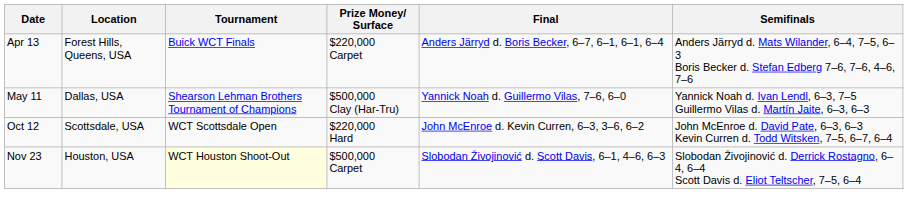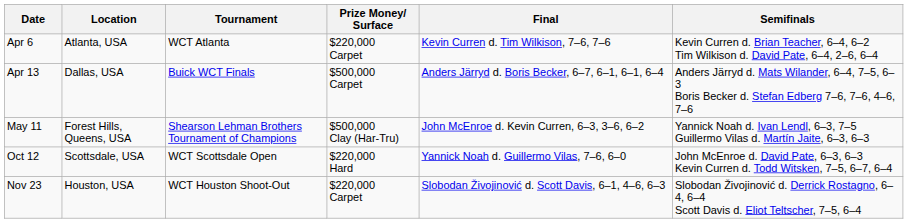+ row: (20, 43)
(98, 49) Forest Hills, Queens, USA -> (94, 72) Dallas, USA
(352, 49) $220,000 Carpet -> (352, 78) $500,000 Carpet
(94, 97) Dallas, USA -> (98, 133) Forest Hills, Queens, USA
(524, 97) Yannick Noah d. Guillermo Vilas, 7–6, 6–0 -> (533, 126) John McEnroe d. Kevin Curren, 6–3, 3–6, 6–2
(533, 126) John McEnroe d. Kevin Curren, 6–3, 3–6, 6–2 -> (524, 156) Yannick Noah d. Guillermo Vilas, 7–6, 6–0
(229, 156) lightyellow background -> (229, 186) no background
(352, 162) $500,000 Carpet -> (352, 192) $220,000 Carpet
